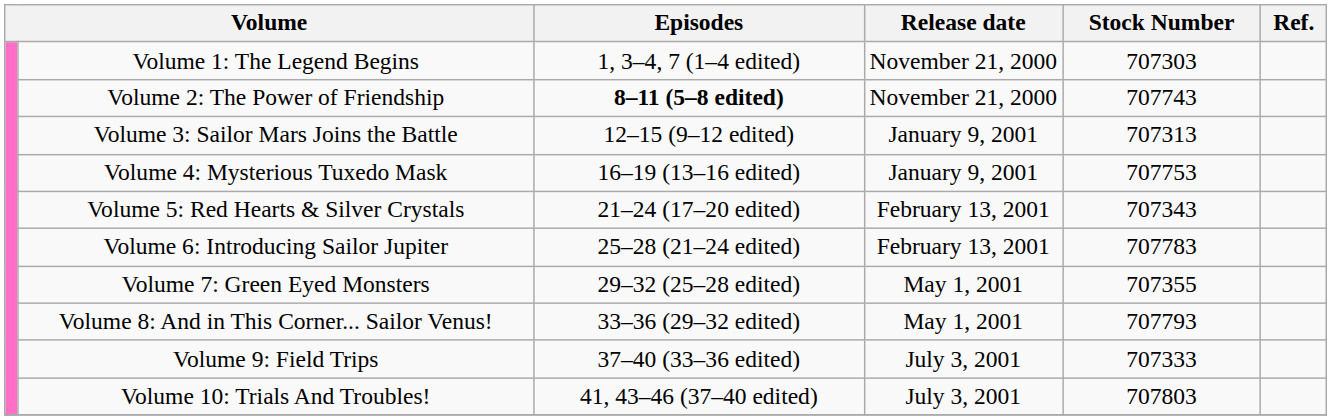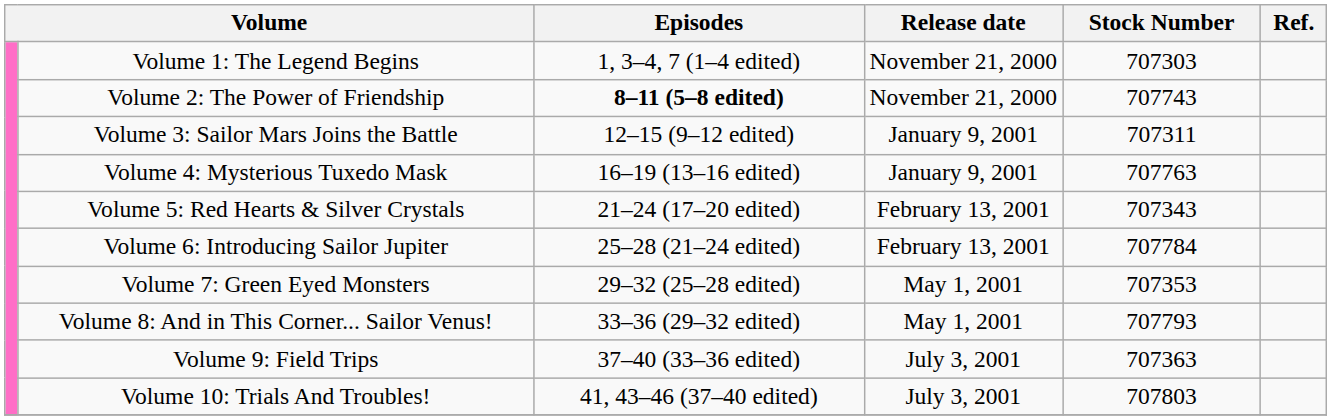(1162, 135) 707313 -> (1162, 135) 707311
(1162, 172) 707753 -> (1162, 172) 707763
(1162, 246) 707783 -> (1162, 246) 707784
(1162, 284) 707355 -> (1162, 284) 707353
(1162, 358) 707333 -> (1162, 358) 707363
